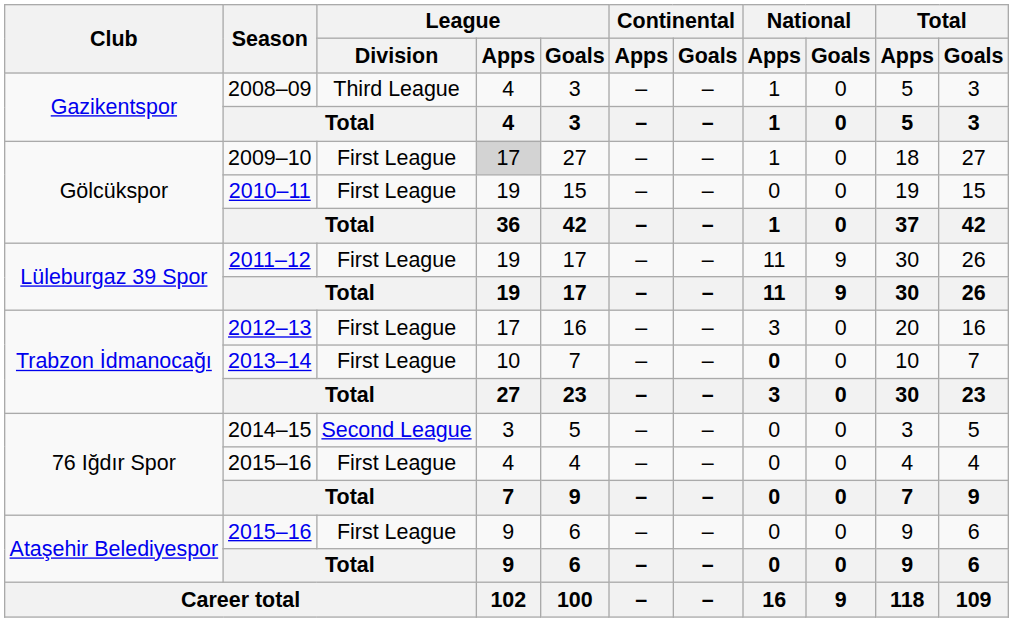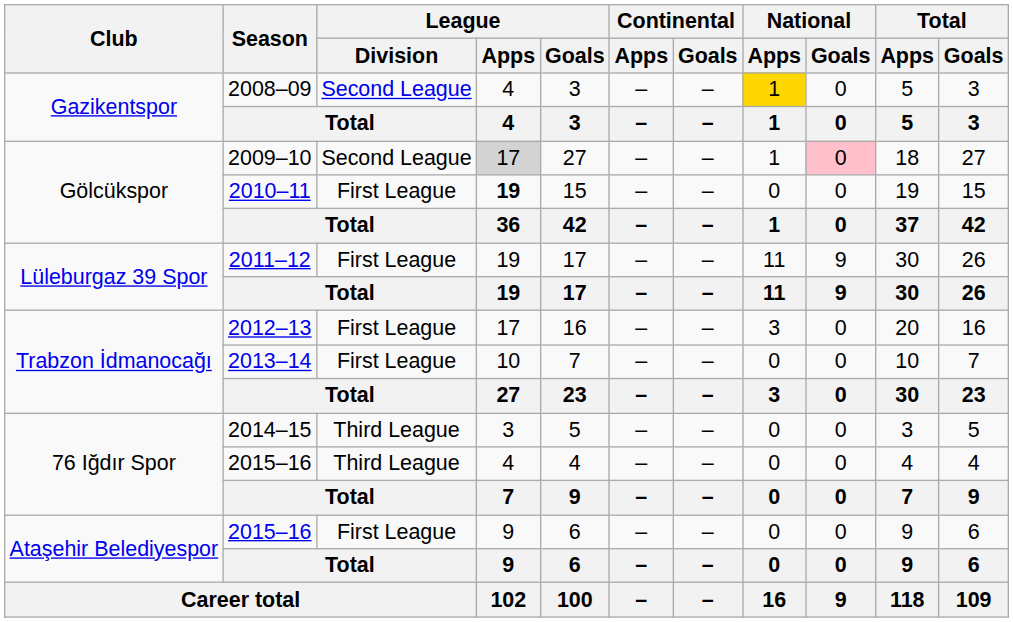(397, 89) Third League -> (397, 89) Second League
(774, 89) no background -> (774, 89) gold background
(397, 157) First League -> (397, 157) Second League
(841, 157) no background -> (841, 157) pink background
(508, 191) normal -> (508, 191) bold
(774, 361) bold -> (774, 361) normal
(397, 429) Second League -> (397, 429) Third League
(397, 463) First League -> (397, 463) Third League
